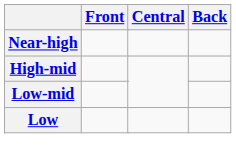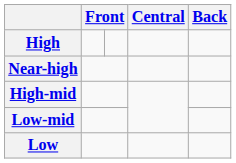+ row: (43, 42)
